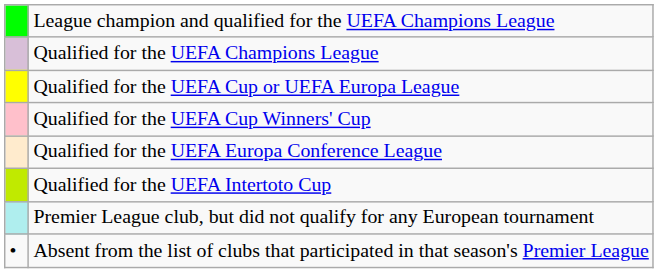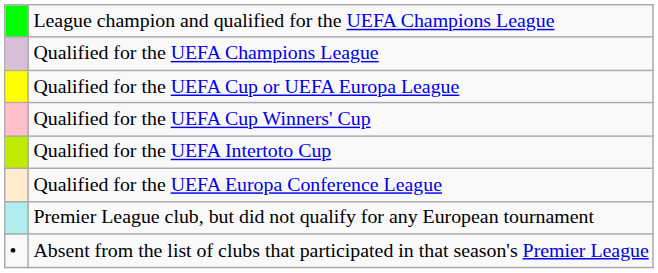rows swapped: (182, 184) <-> (238, 151)
